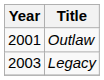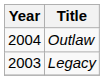(24, 39) 2001 -> (24, 39) 2004
